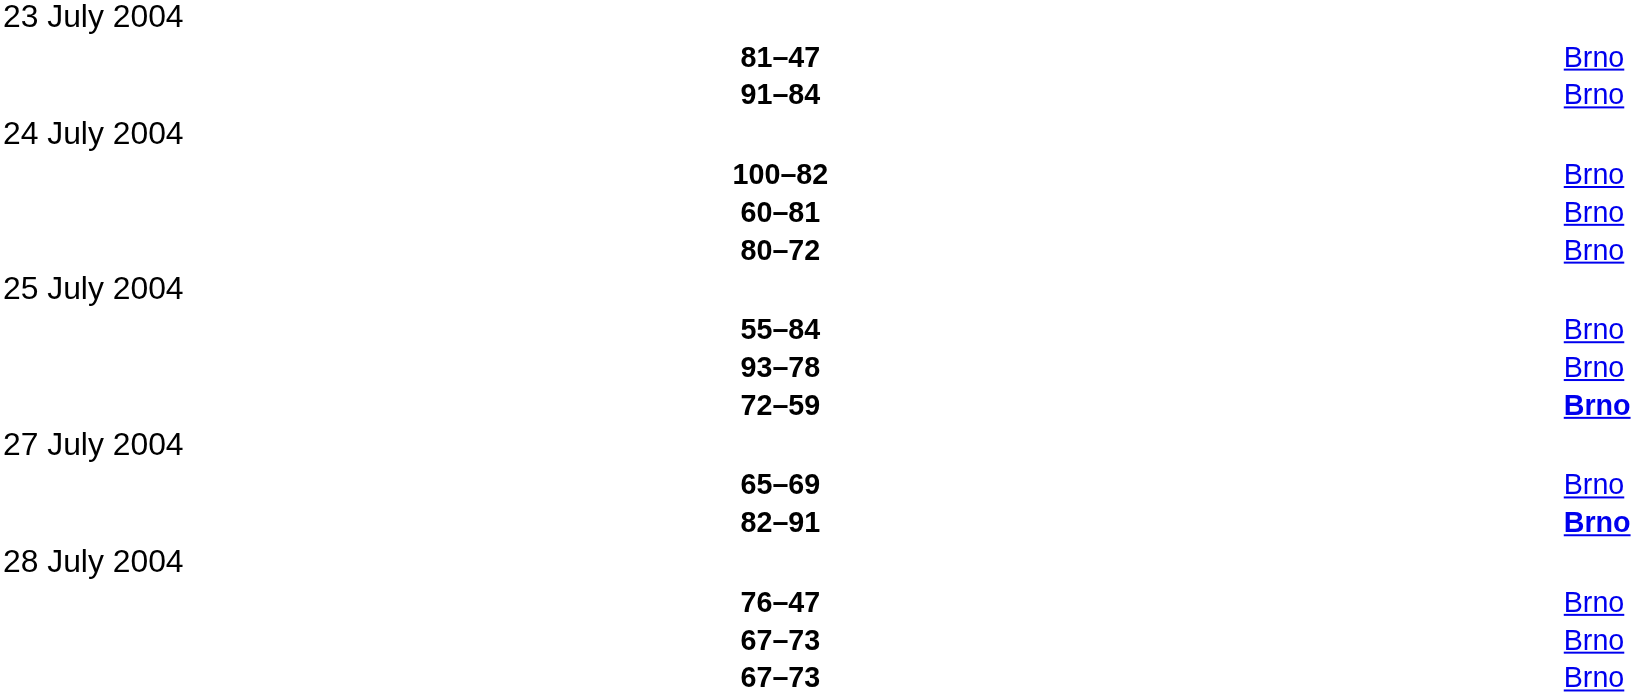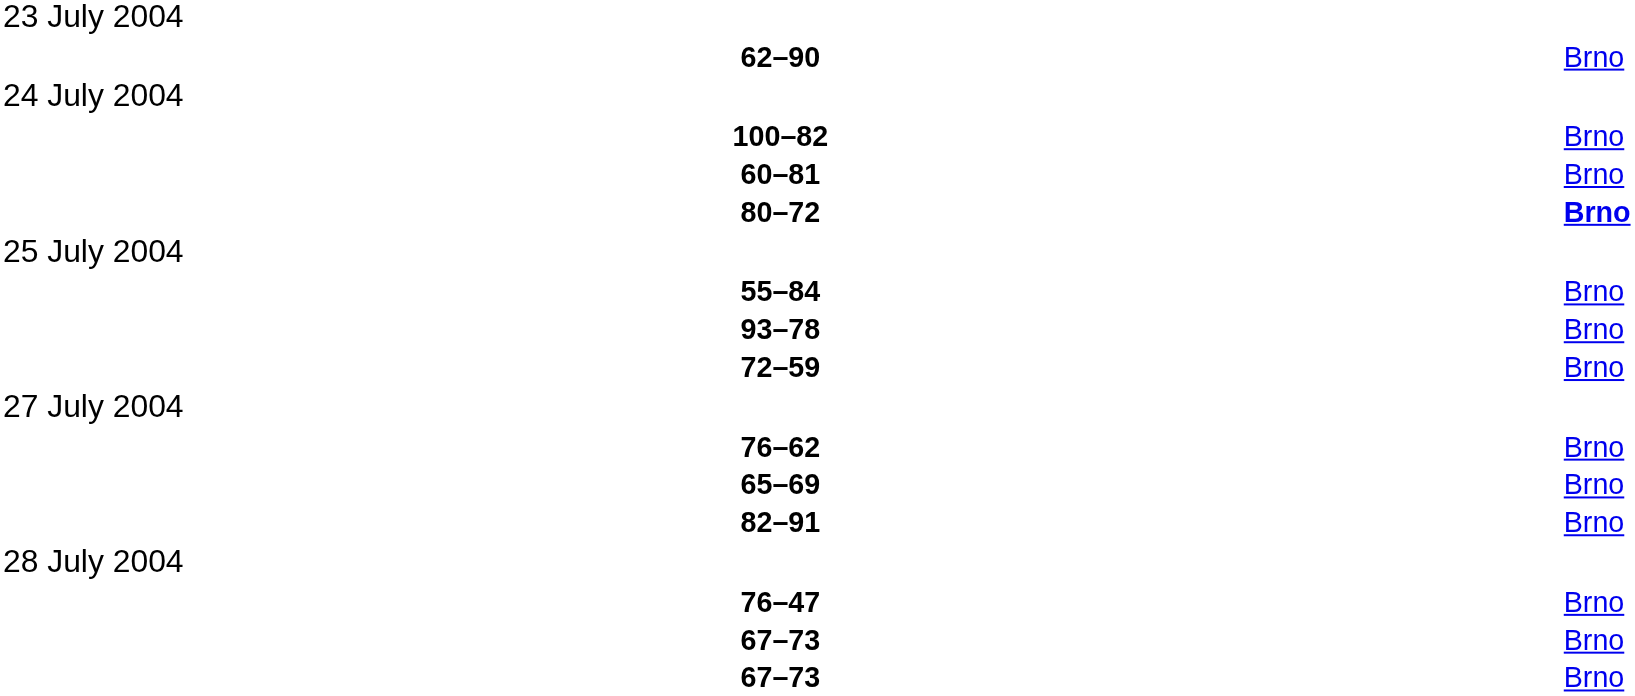- row: (314, 57)
+ row: (314, 57)
- row: (314, 94)
(1594, 250) normal -> (1597, 212) bold
(1597, 405) bold -> (1594, 367) normal
+ row: (314, 447)
(1597, 522) bold -> (1594, 522) normal
